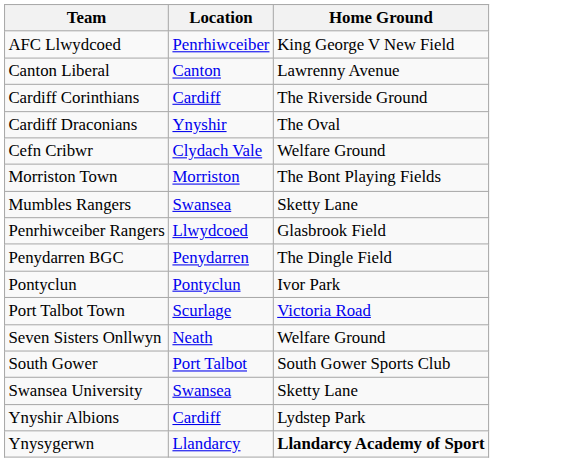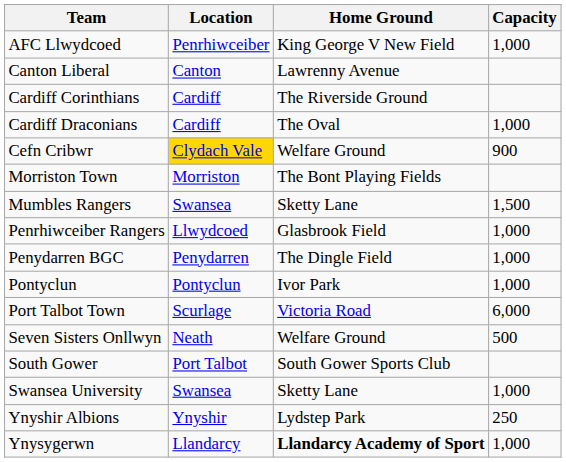+ column: (524, 17)
(199, 124) Ynyshir -> (197, 124) Cardiff
(217, 151) no background -> (217, 151) gold background
(197, 417) Cardiff -> (199, 417) Ynyshir
